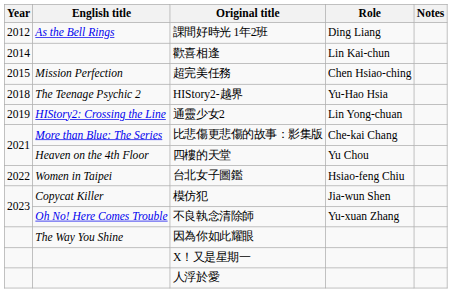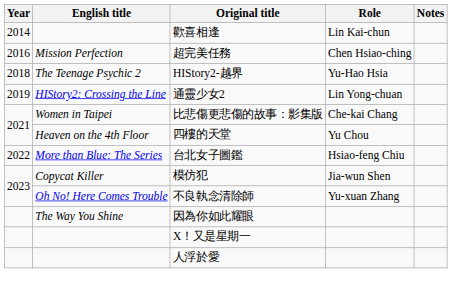- row: (220, 32)
(19, 73) 2015 -> (19, 53) 2016
(99, 135) More than Blue: The Series -> (74, 114) Women in Taipei
(74, 175) Women in Taipei -> (99, 155) More than Blue: The Series
